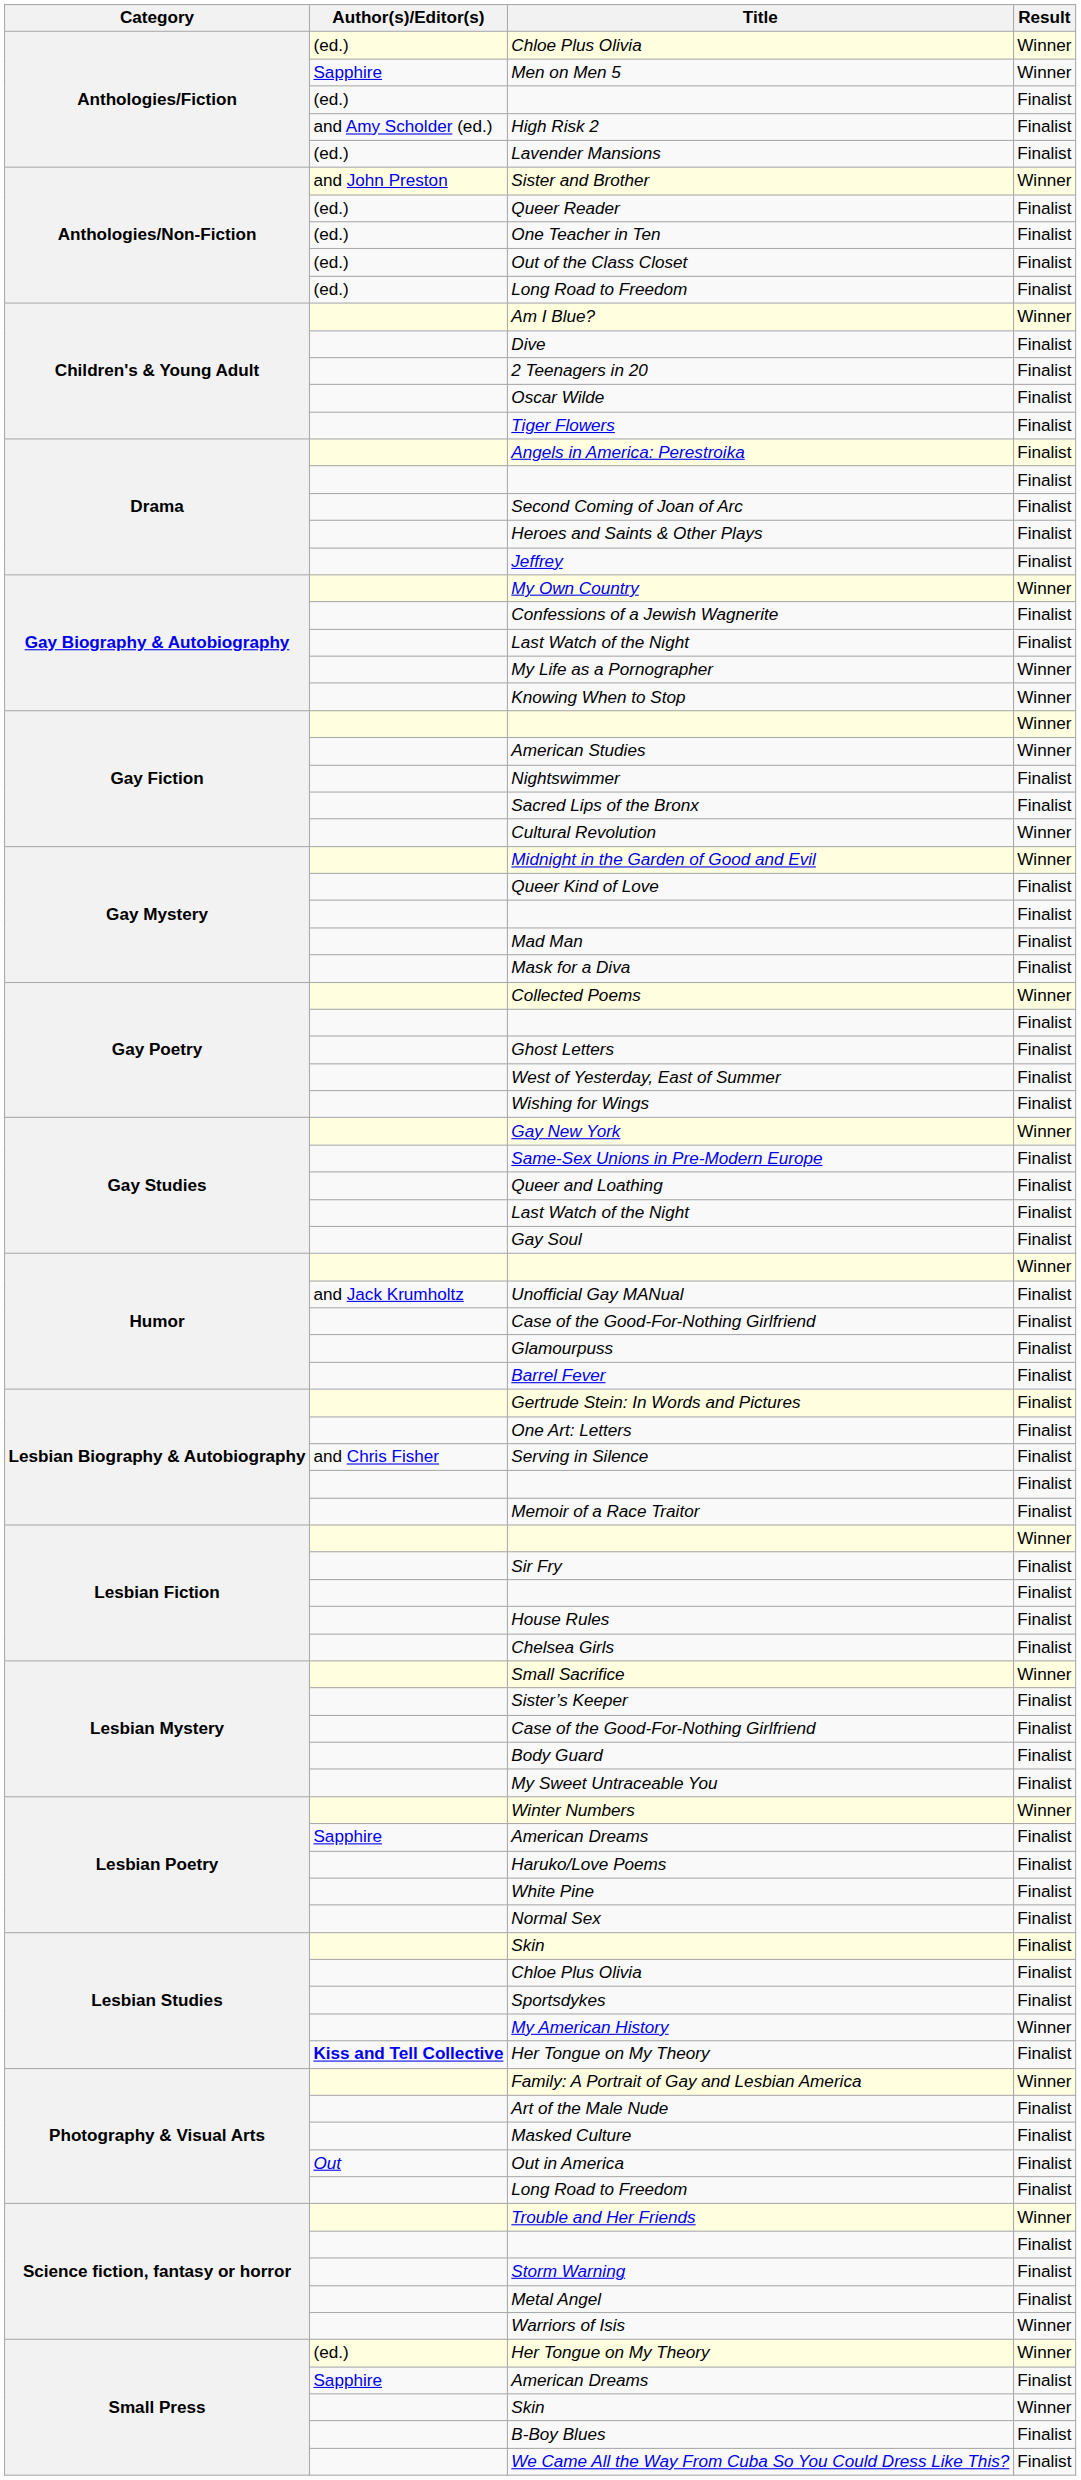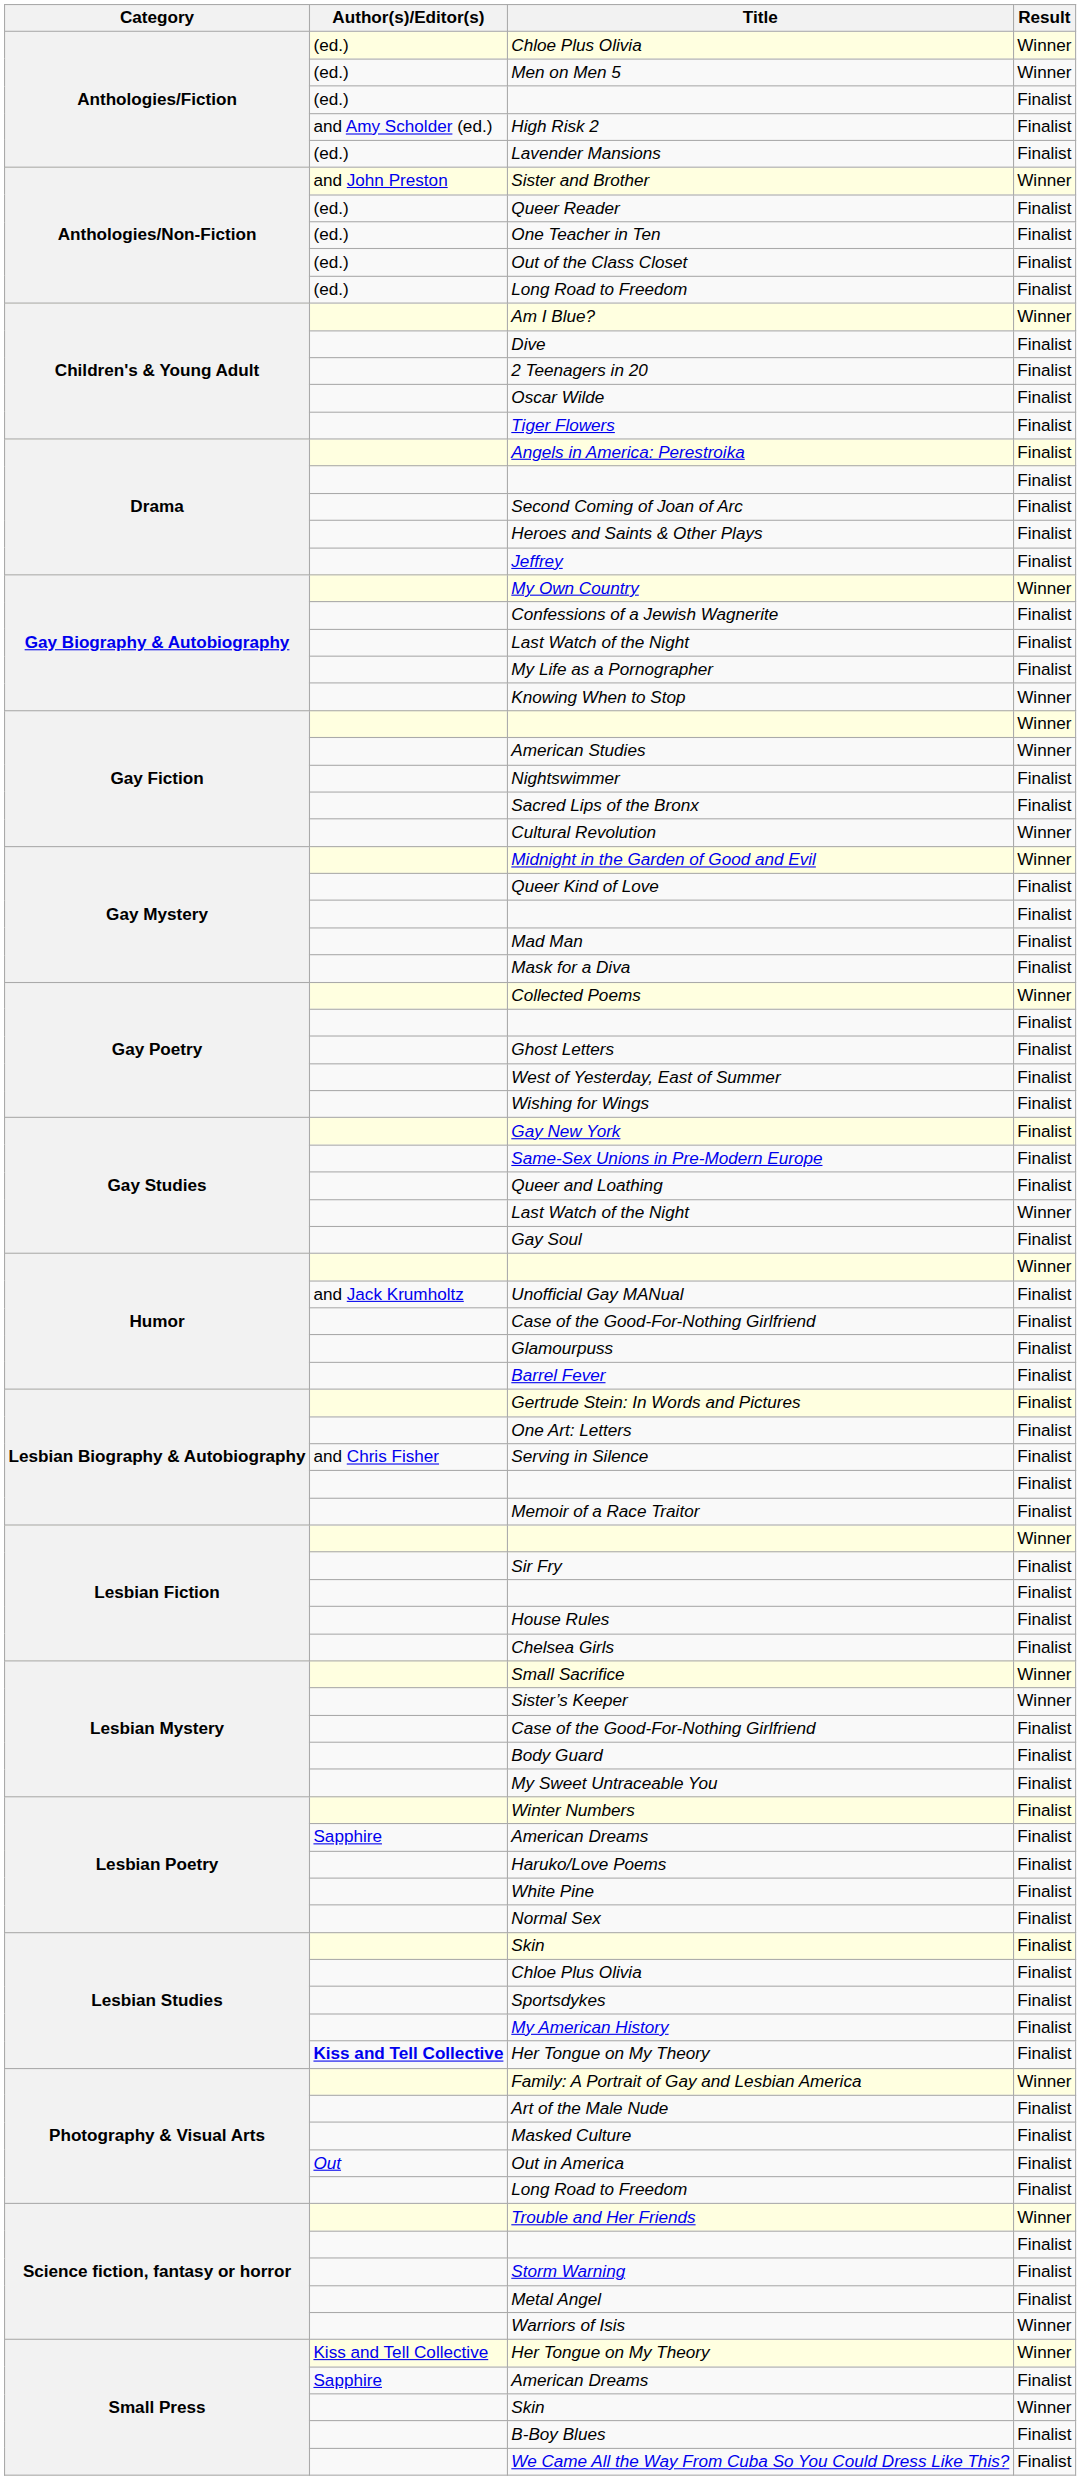(348, 72) Sapphire -> (331, 72) (ed.)
(1044, 669) Winner -> (1044, 669) Finalist
(1044, 1131) Winner -> (1044, 1131) Finalist
(1044, 1212) Finalist -> (1044, 1212) Winner
(1044, 1701) Finalist -> (1044, 1701) Winner
(1044, 1810) Winner -> (1044, 1810) Finalist
(1044, 2027) Winner -> (1044, 2027) Finalist
(331, 2353) (ed.) -> (401, 2353) Kiss and Tell Collective
